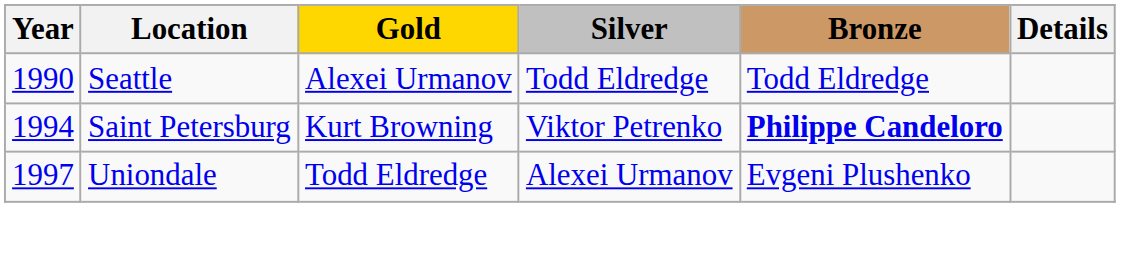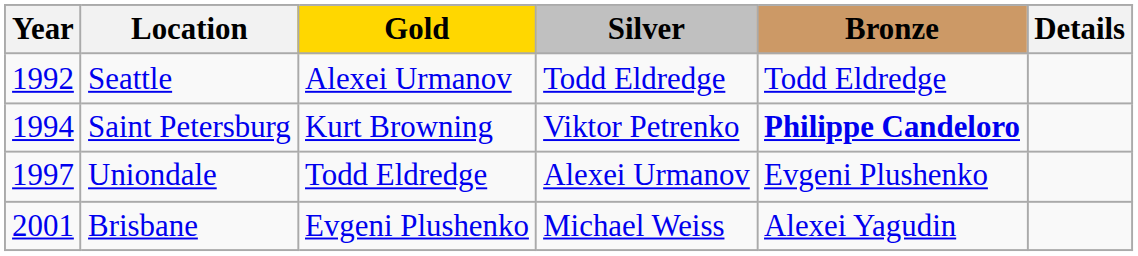(43, 77) 1990 -> (43, 77) 1992
+ row: (143, 224)
